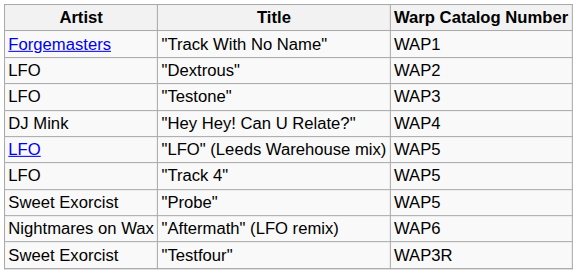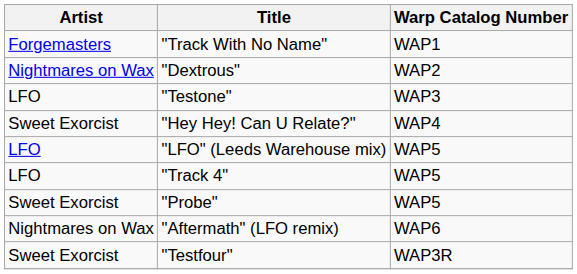(25, 70) LFO -> (81, 70) Nightmares on Wax
(38, 123) DJ Mink -> (63, 123) Sweet Exorcist
